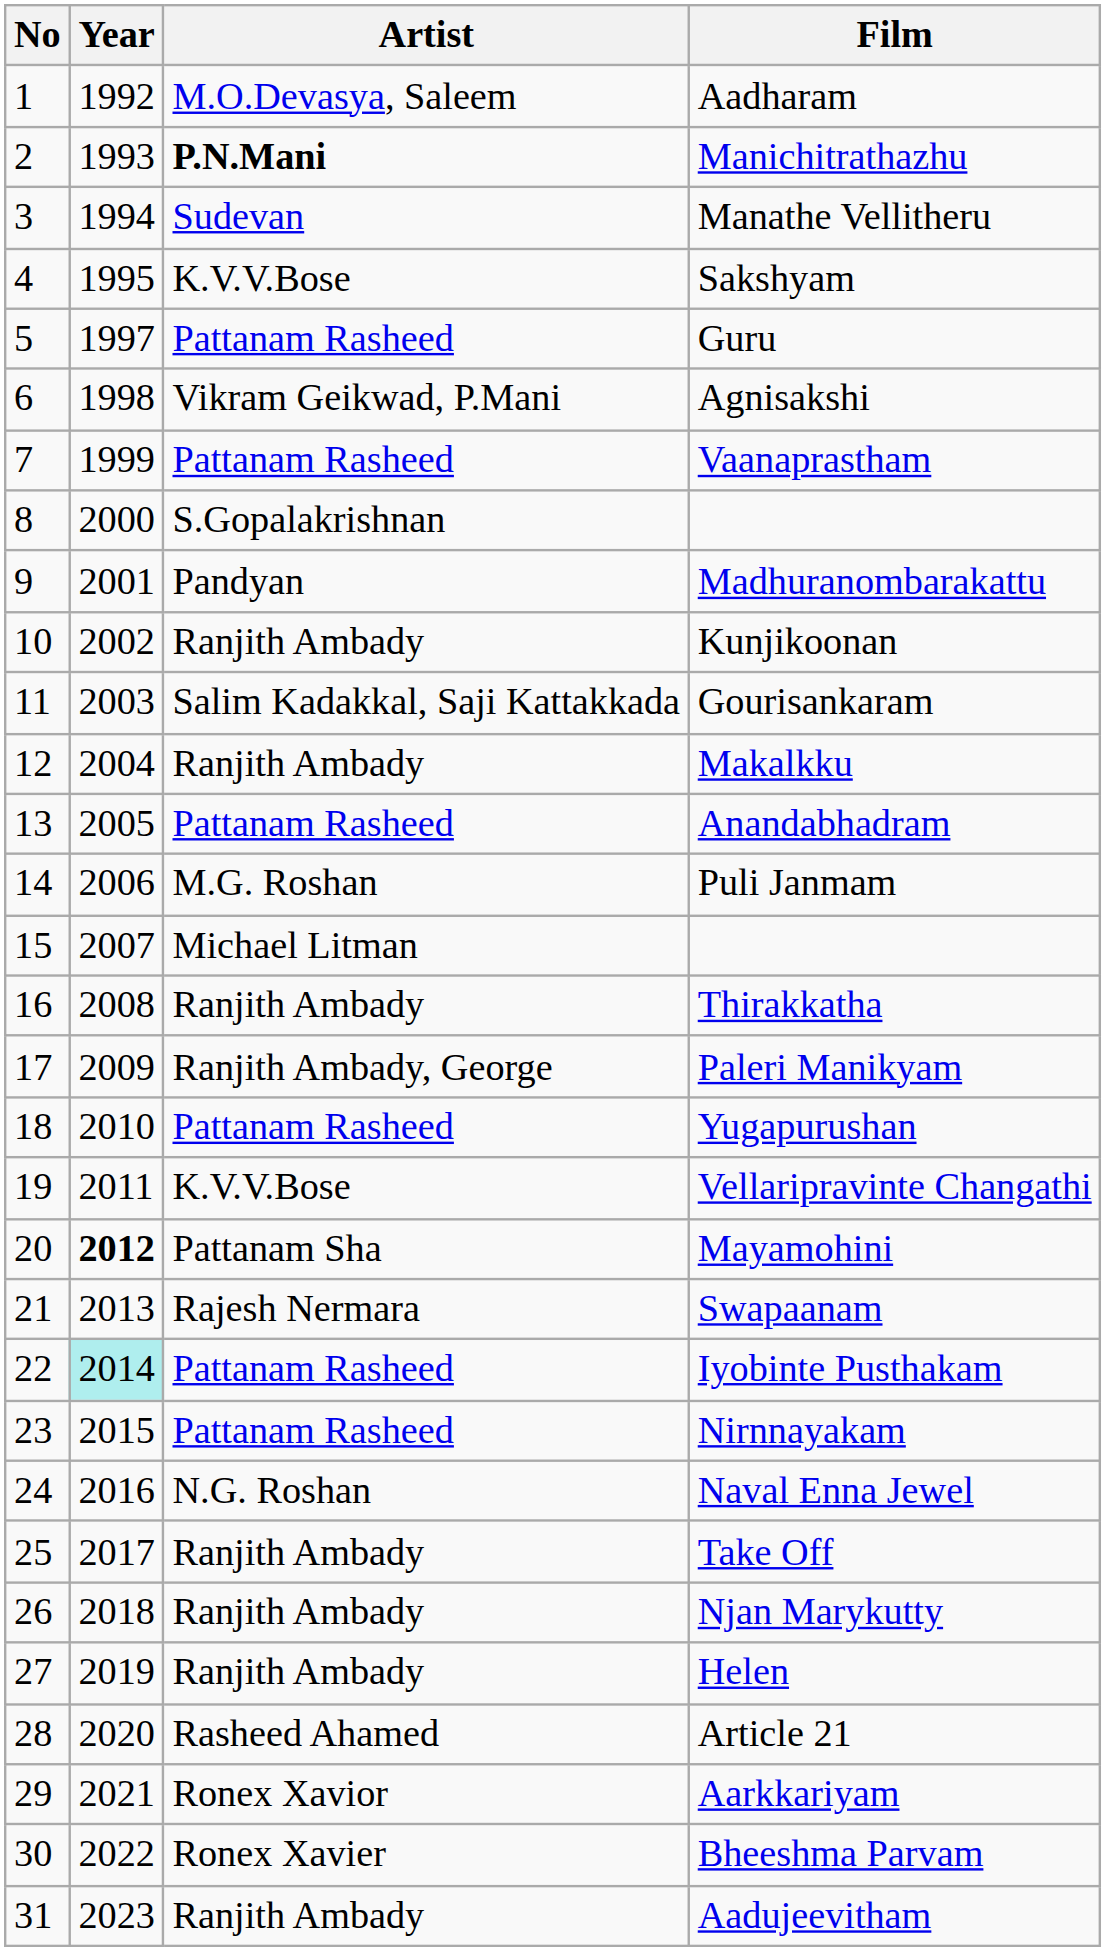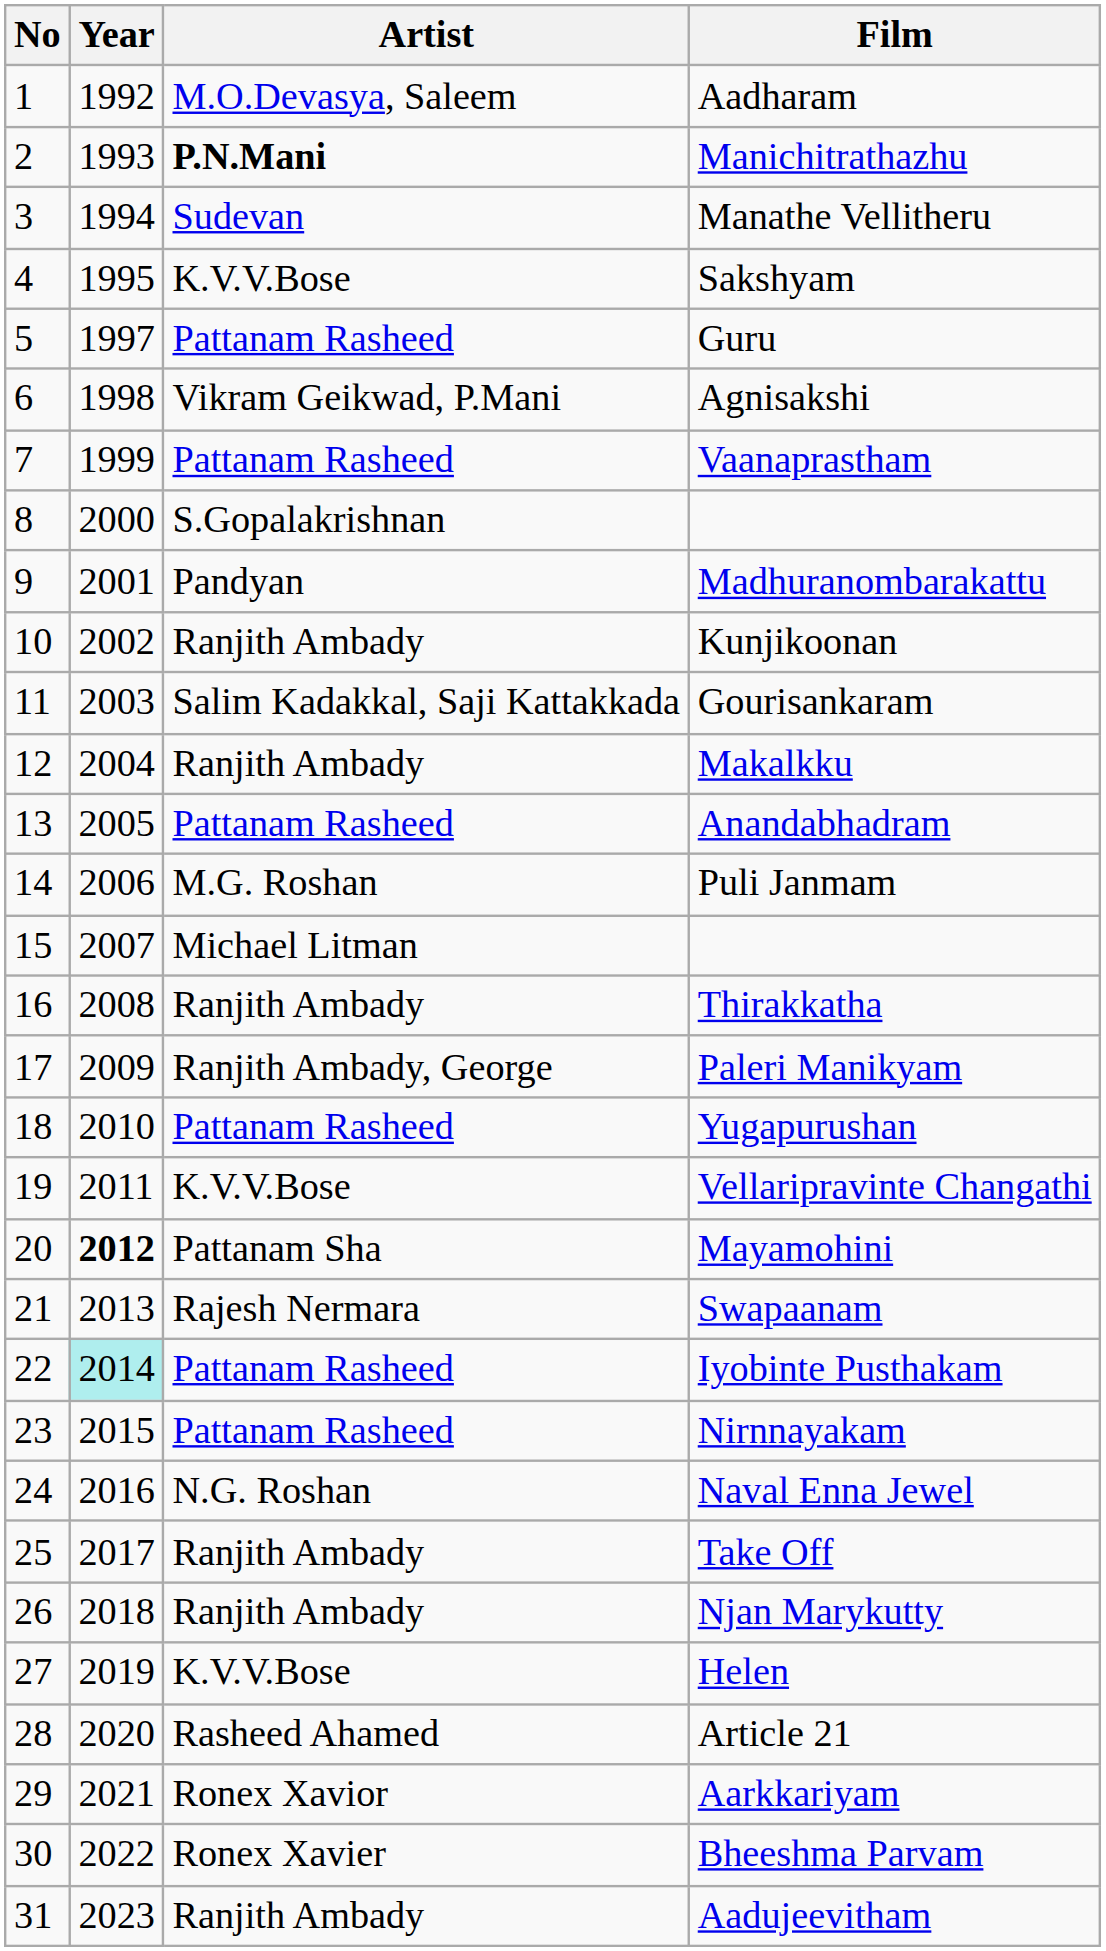(298, 1672) Ranjith Ambady -> (262, 1672) K.V.V.Bose
